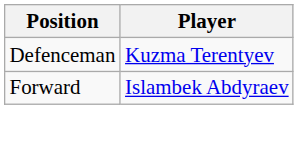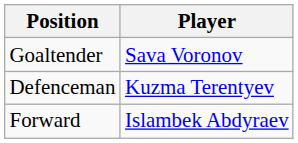+ row: (56, 54)
